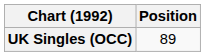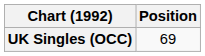(168, 39) 89 -> (168, 39) 69
